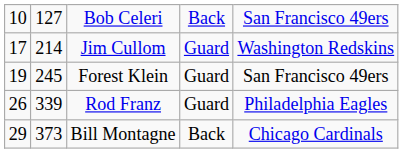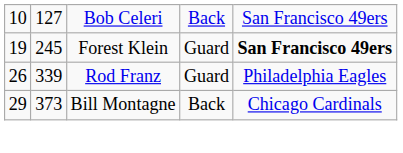- row: (123, 47)
(316, 76) normal -> (315, 47) bold
